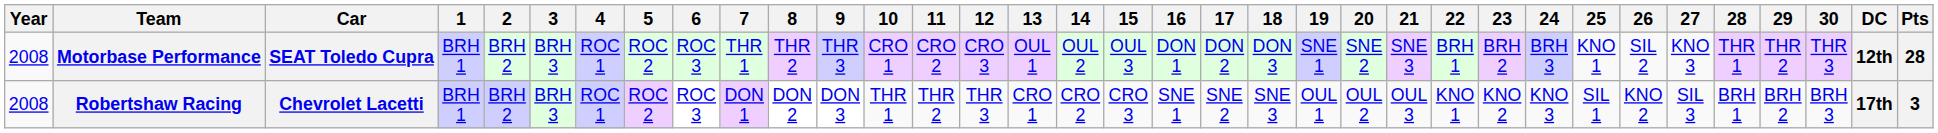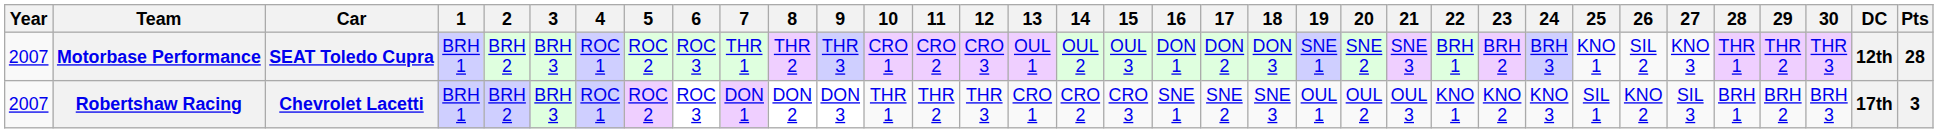(29, 56) 2008 -> (29, 56) 2007
(29, 104) 2008 -> (29, 104) 2007
